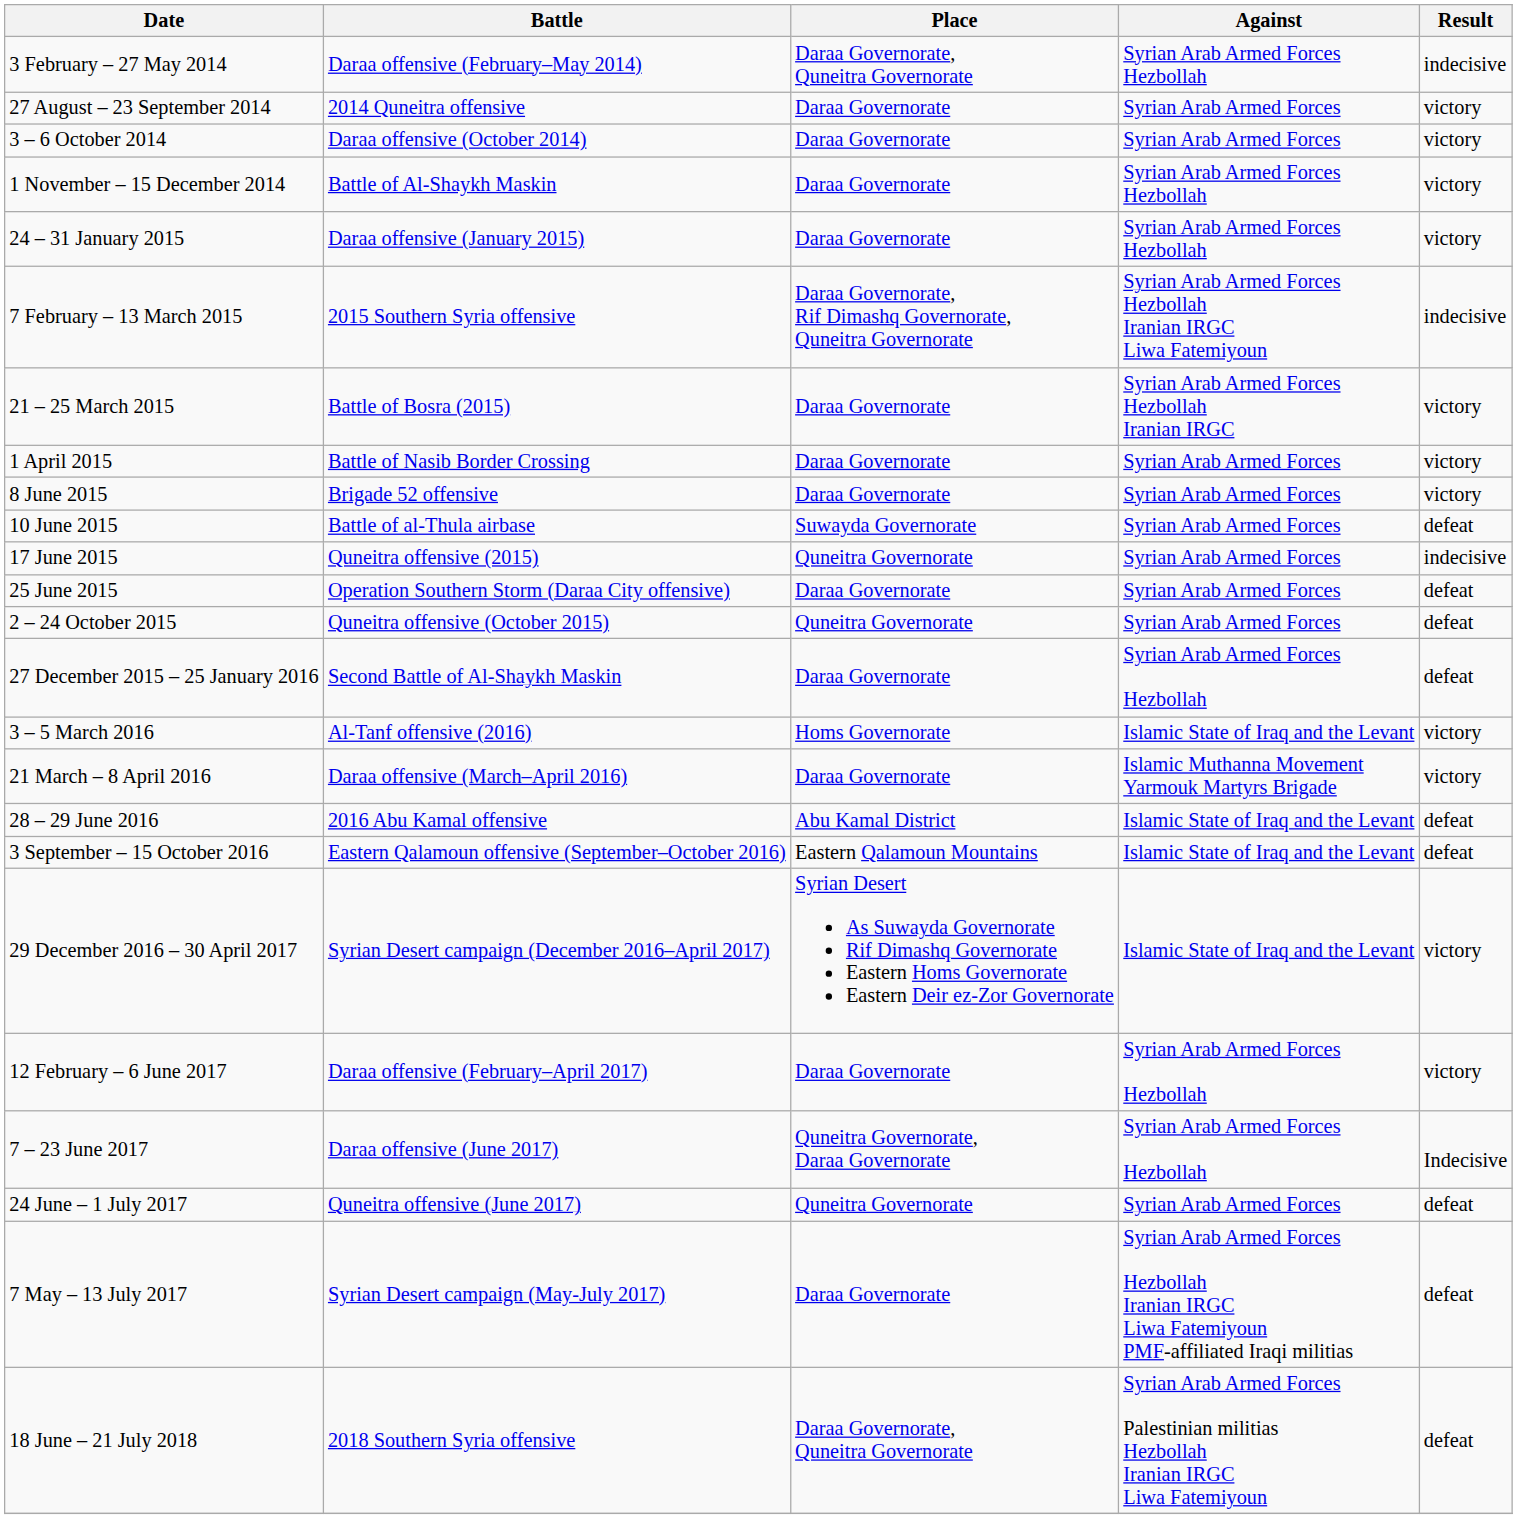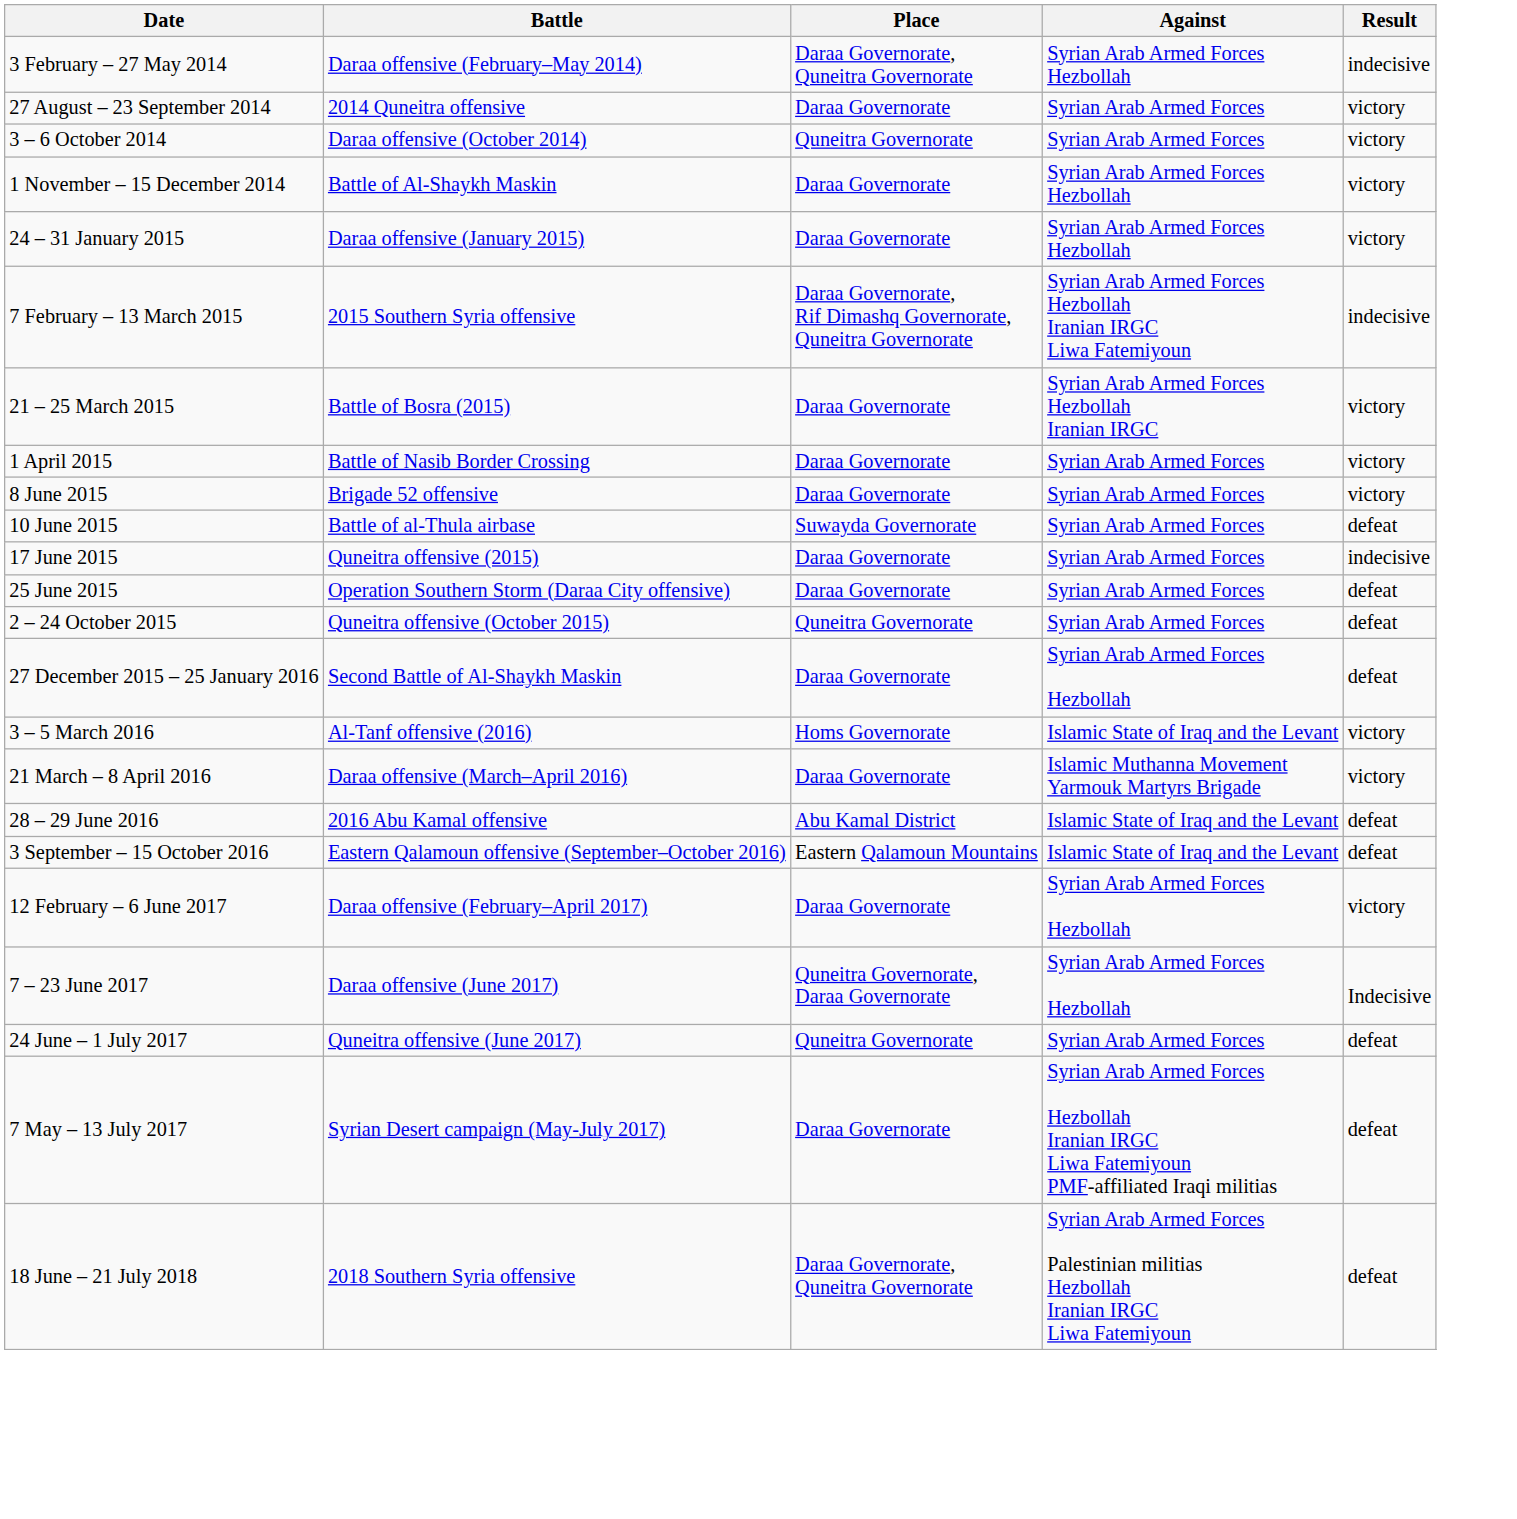(873, 140) Daraa Governorate -> (884, 140) Quneitra Governorate
(884, 557) Quneitra Governorate -> (873, 557) Daraa Governorate
- row: (153, 950)
